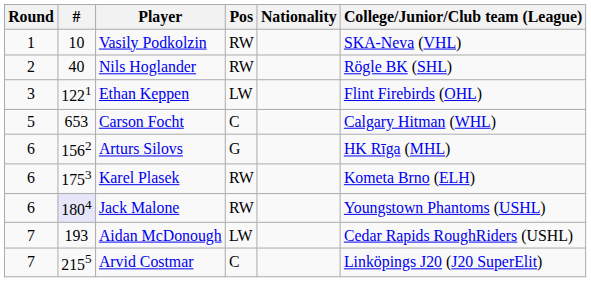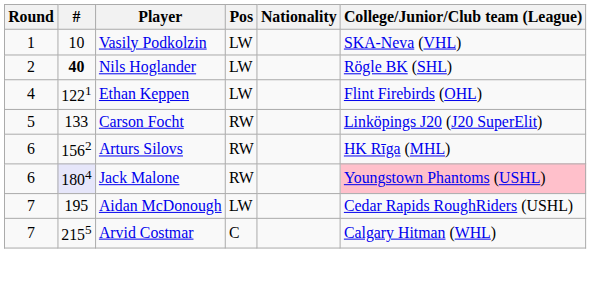(241, 42) RW -> (241, 42) LW
(76, 67) normal -> (76, 67) bold
(241, 67) RW -> (241, 67) LW
(31, 94) 3 -> (31, 94) 4
(76, 121) 653 -> (76, 121) 133
(234, 121) C -> (241, 121) RW
(420, 121) Calgary Hitman (WHL) -> (443, 121) Linköpings J20 (J20 SuperElit)
(235, 149) G -> (241, 149) RW
- row: (139, 178)
(445, 207) no background -> (445, 178) pink background
(76, 235) 193 -> (76, 205) 195
(443, 262) Linköpings J20 (J20 SuperElit) -> (420, 233) Calgary Hitman (WHL)
